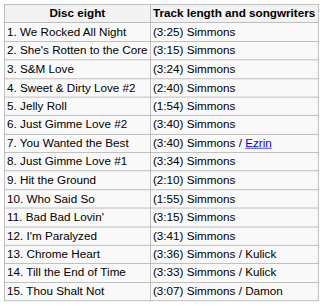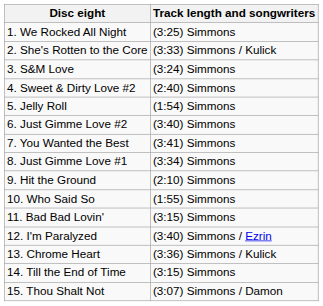(194, 50) (3:15) Simmons -> (215, 50) (3:33) Simmons / Kulick
(212, 143) (3:40) Simmons / Ezrin -> (194, 143) (3:41) Simmons
(194, 236) (3:41) Simmons -> (212, 236) (3:40) Simmons / Ezrin
(215, 273) (3:33) Simmons / Kulick -> (194, 273) (3:15) Simmons
